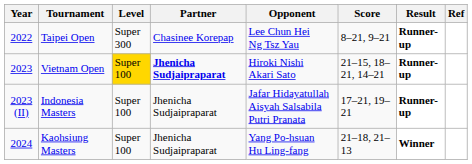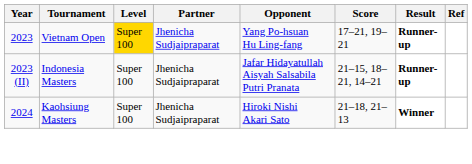- row: (68, 38)
(189, 69) bold -> (187, 38) normal
(276, 69) Hiroki Nishi Akari Sato -> (276, 38) Yang Po-hsuan Hu Ling-fang
(365, 69) 21–15, 18–21, 14–21 -> (362, 38) 17–21, 19–21
(365, 106) 17–21, 19–21 -> (362, 75) 21–15, 18–21, 14–21
(282, 144) Yang Po-hsuan Hu Ling-fang -> (270, 113) Hiroki Nishi Akari Sato
